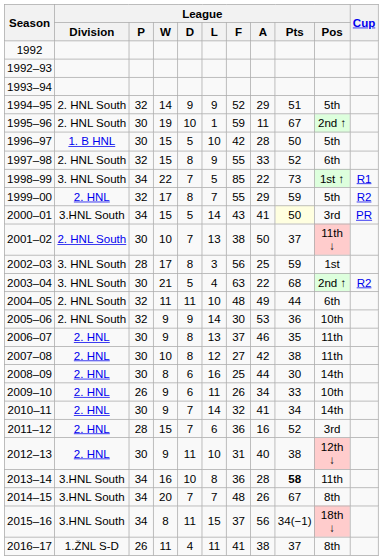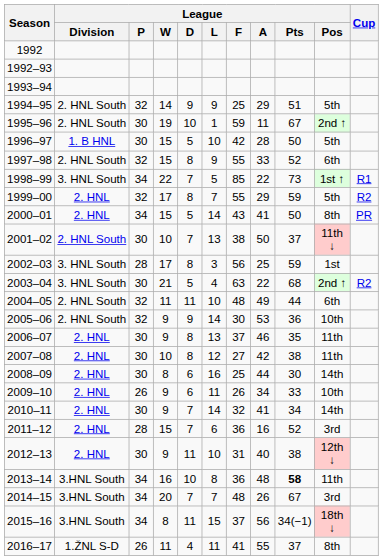(239, 105) 52 -> (239, 105) 25
(92, 215) 3.HNL South -> (92, 215) 2. HNL
(295, 215) lightyellow background -> (295, 215) no background
(332, 215) 3rd -> (332, 215) 8th
(263, 478) 28 -> (263, 478) 48
(332, 497) 8th -> (332, 497) 3rd
(263, 546) 38 -> (263, 546) 55
